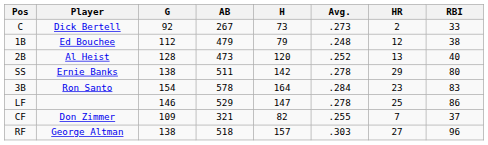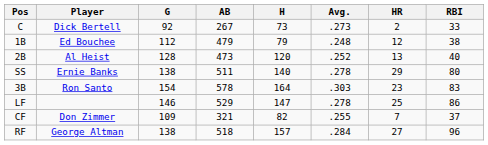(282, 72) 142 -> (282, 72) 140
(340, 87) .284 -> (340, 87) .303
(340, 132) .303 -> (340, 132) .284
